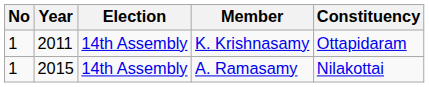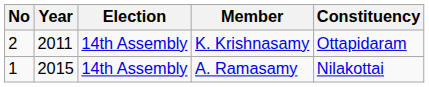(13, 43) 1 -> (13, 43) 2
